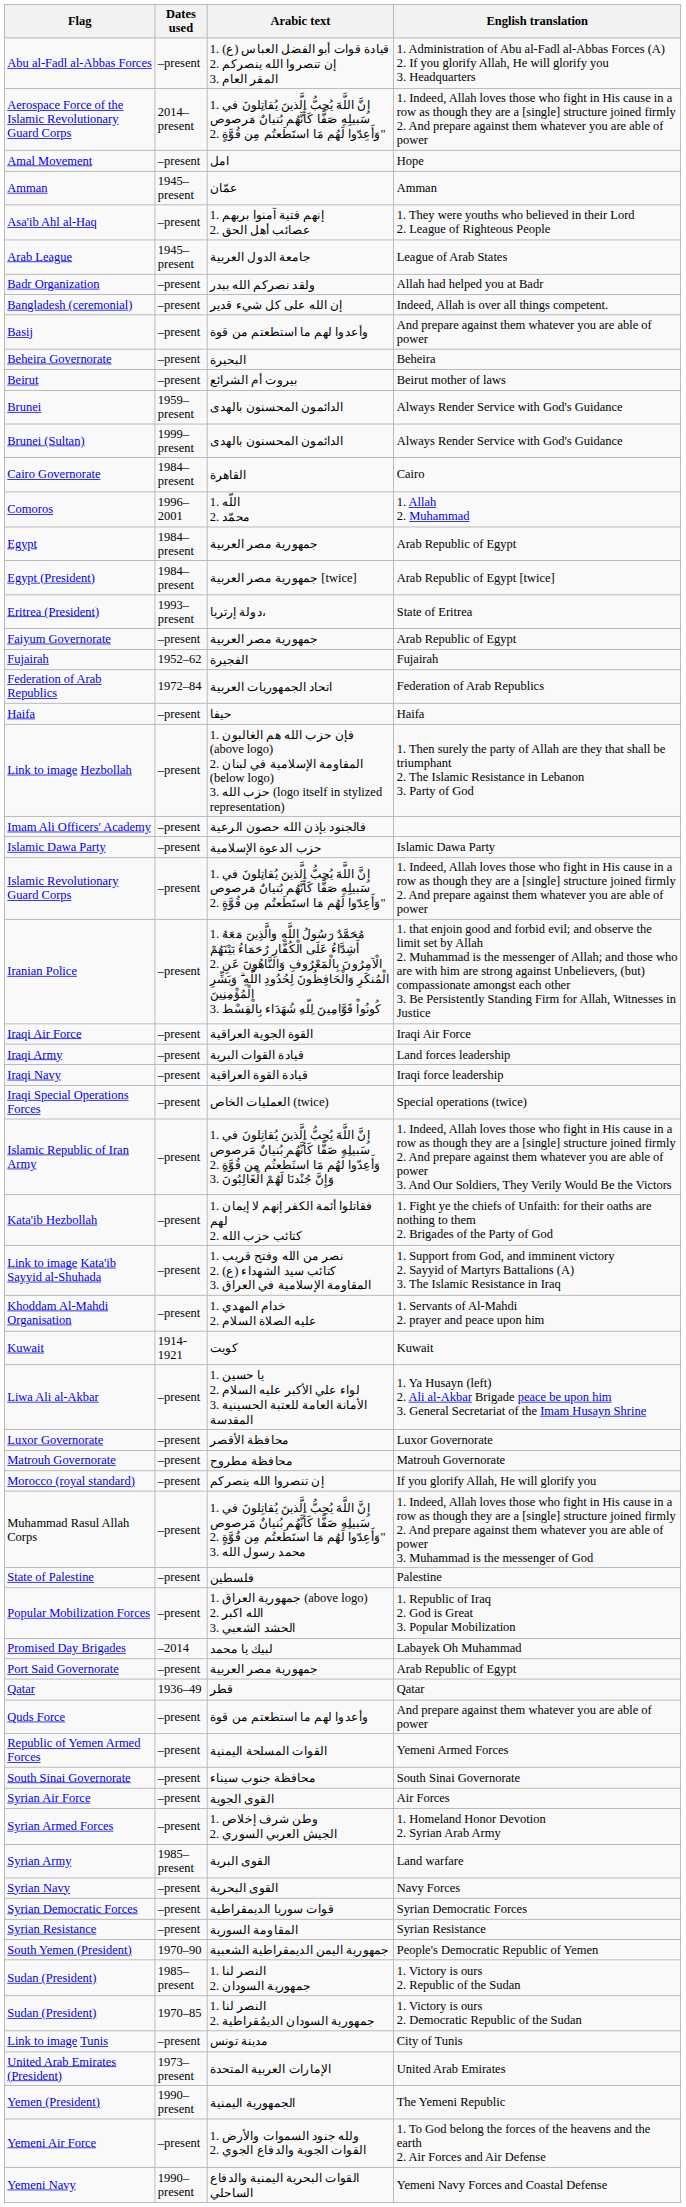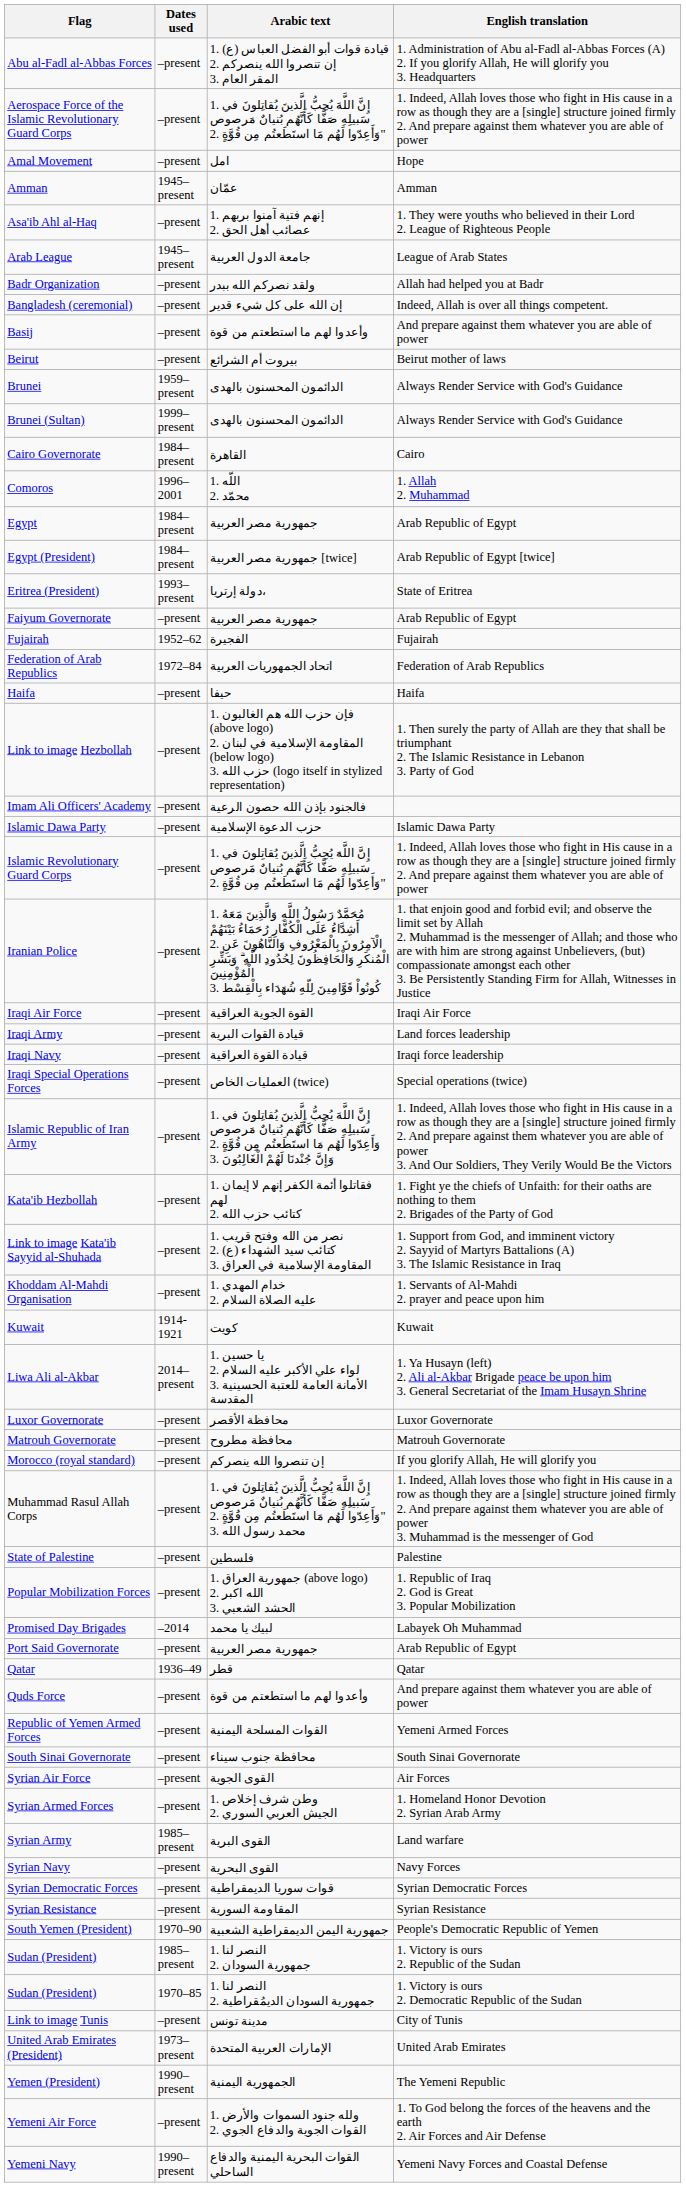(176, 119) 2014–present -> (179, 119) –present
- row: (59, 359)
(179, 1397) –present -> (176, 1376) 2014–present
